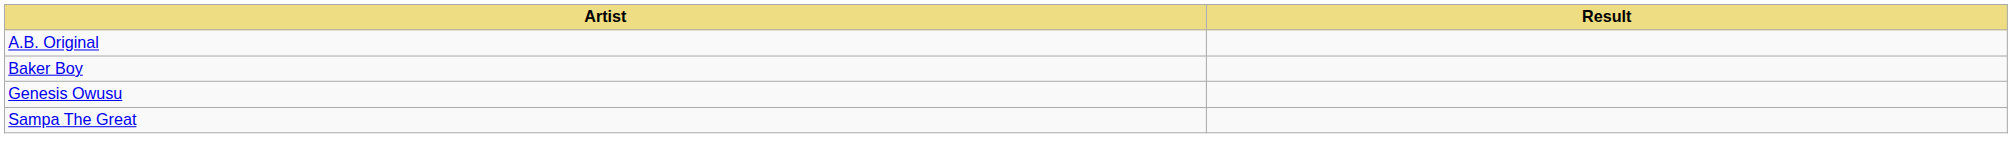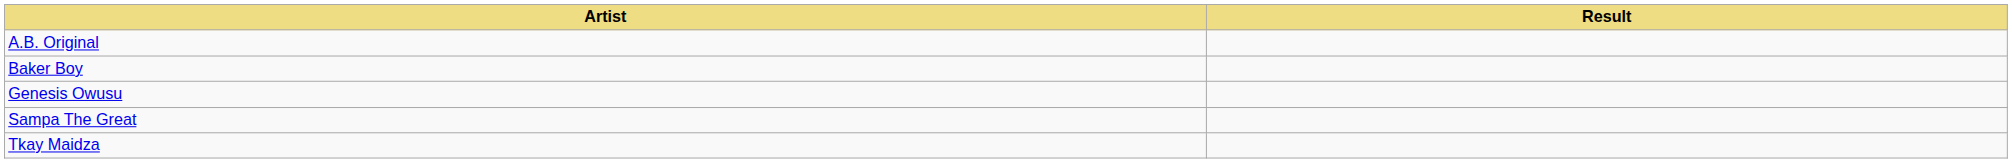+ row: (54, 145)
